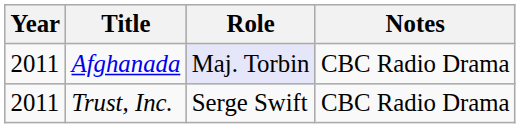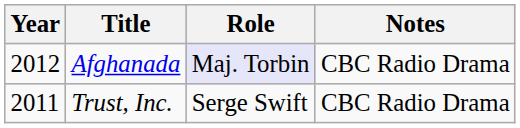(35, 63) 2011 -> (35, 63) 2012
